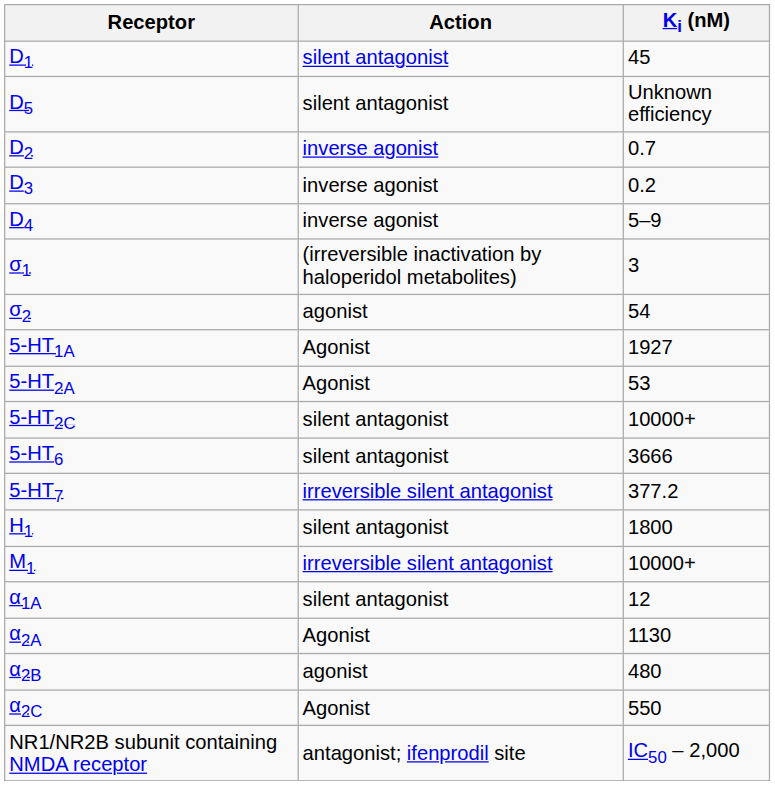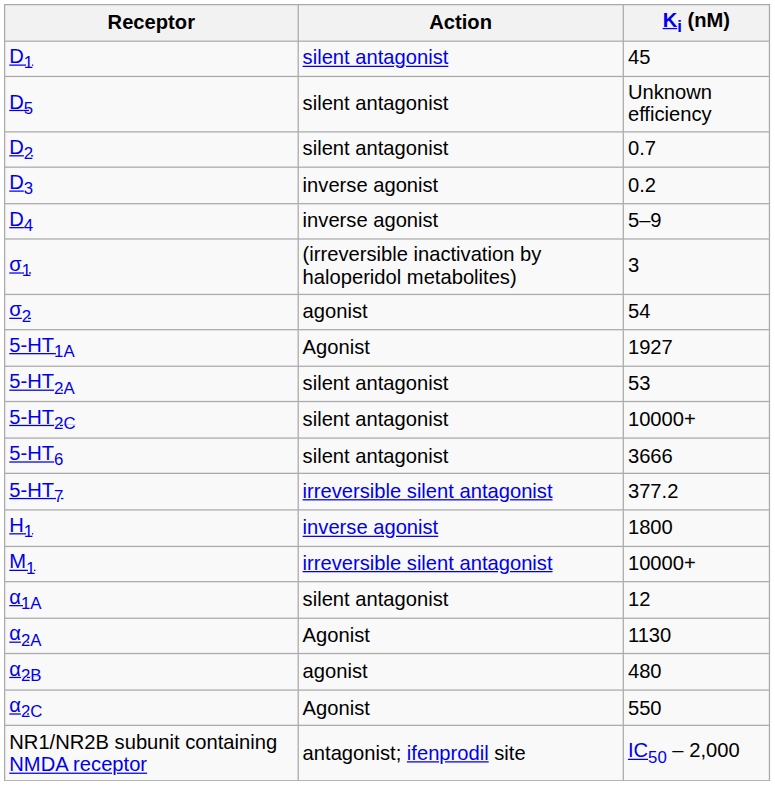(370, 149) inverse agonist -> (375, 149) silent antagonist
(336, 383) Agonist -> (375, 383) silent antagonist
(375, 527) silent antagonist -> (370, 527) inverse agonist
